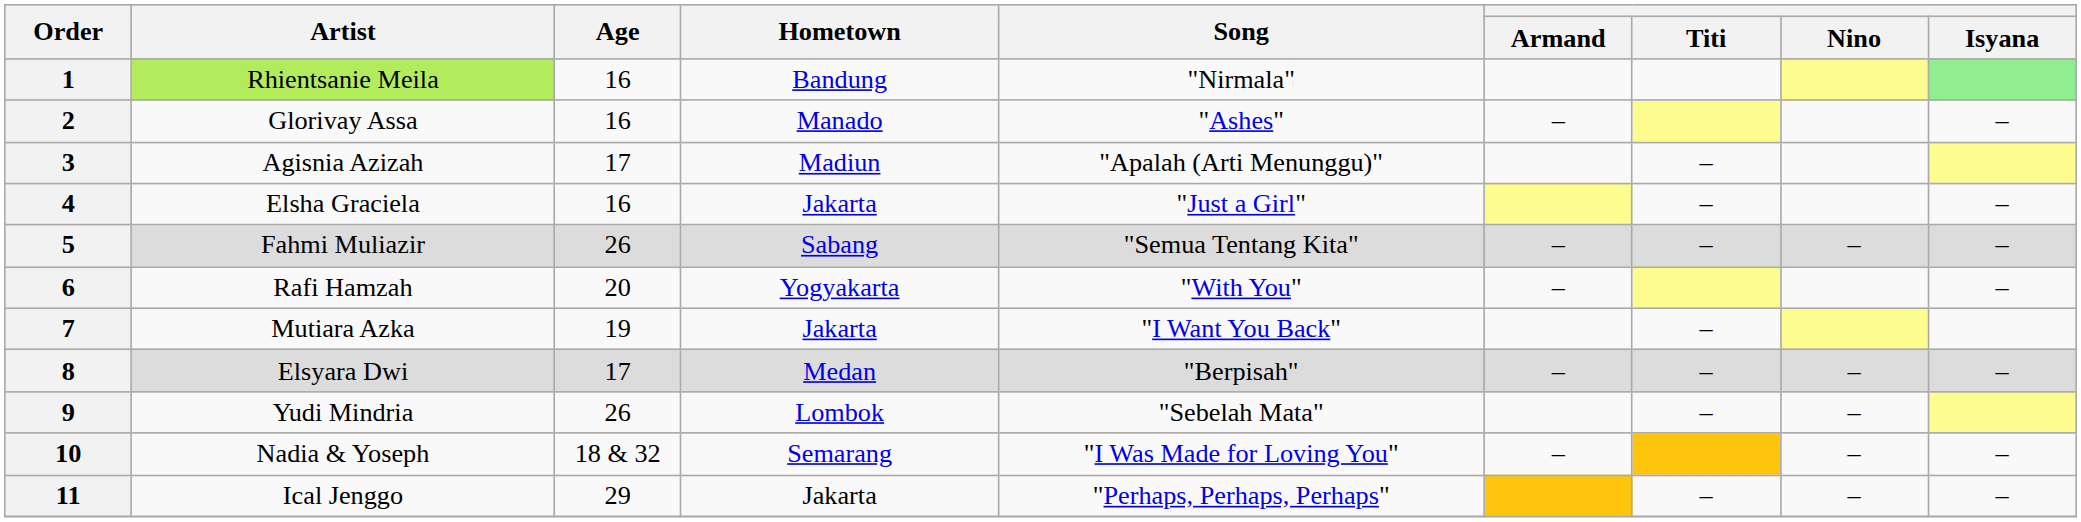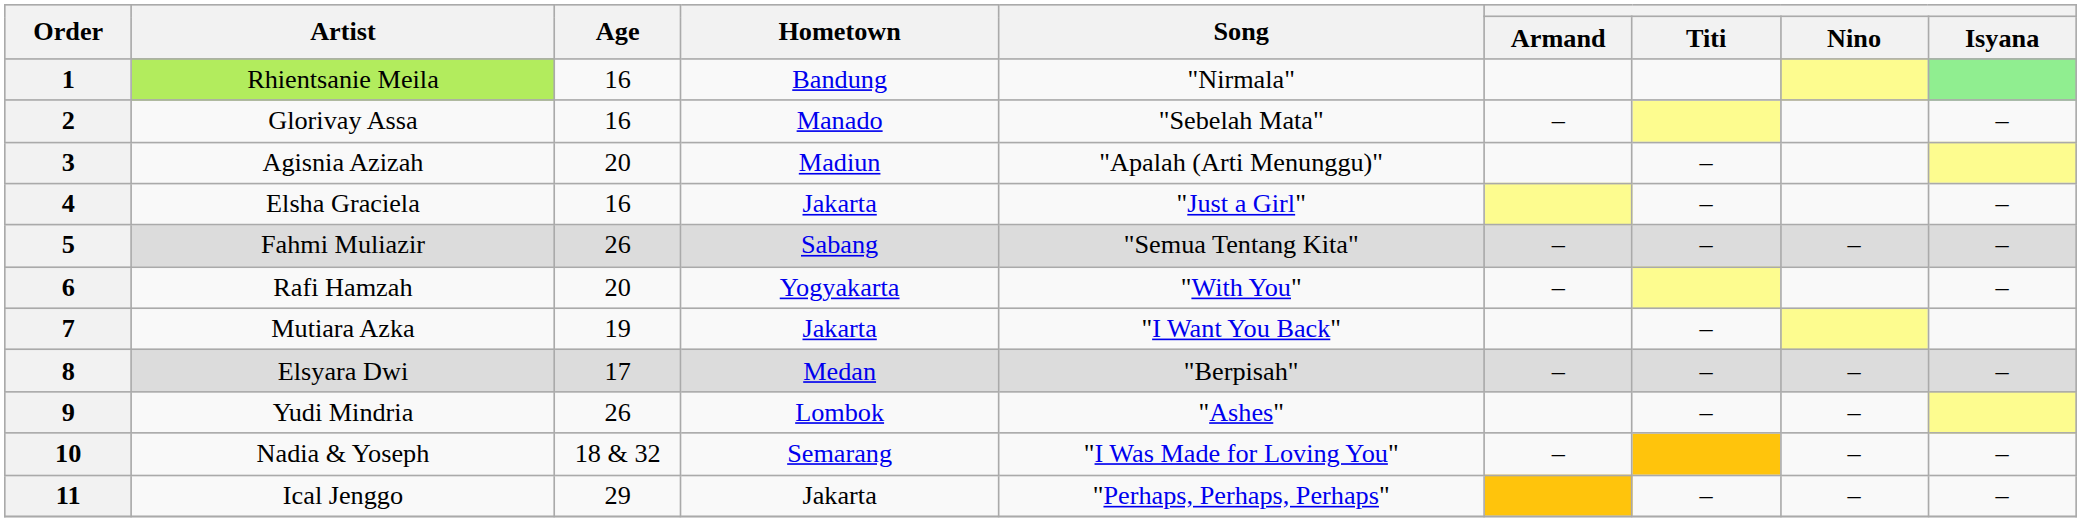(1241, 120) "Ashes" -> (1241, 120) "Sebelah Mata"
(618, 162) 17 -> (618, 162) 20
(1241, 411) "Sebelah Mata" -> (1241, 411) "Ashes"
